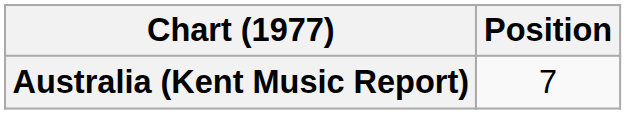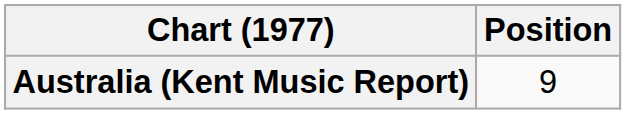(548, 81) 7 -> (548, 81) 9
